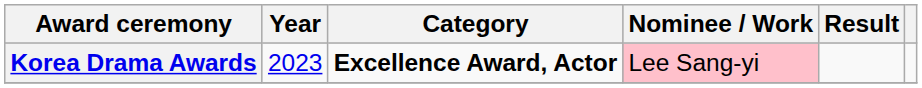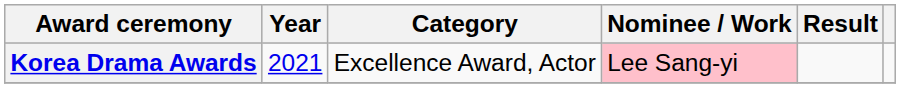(295, 62) 2023 -> (295, 62) 2021
(475, 62) bold -> (465, 62) normal
